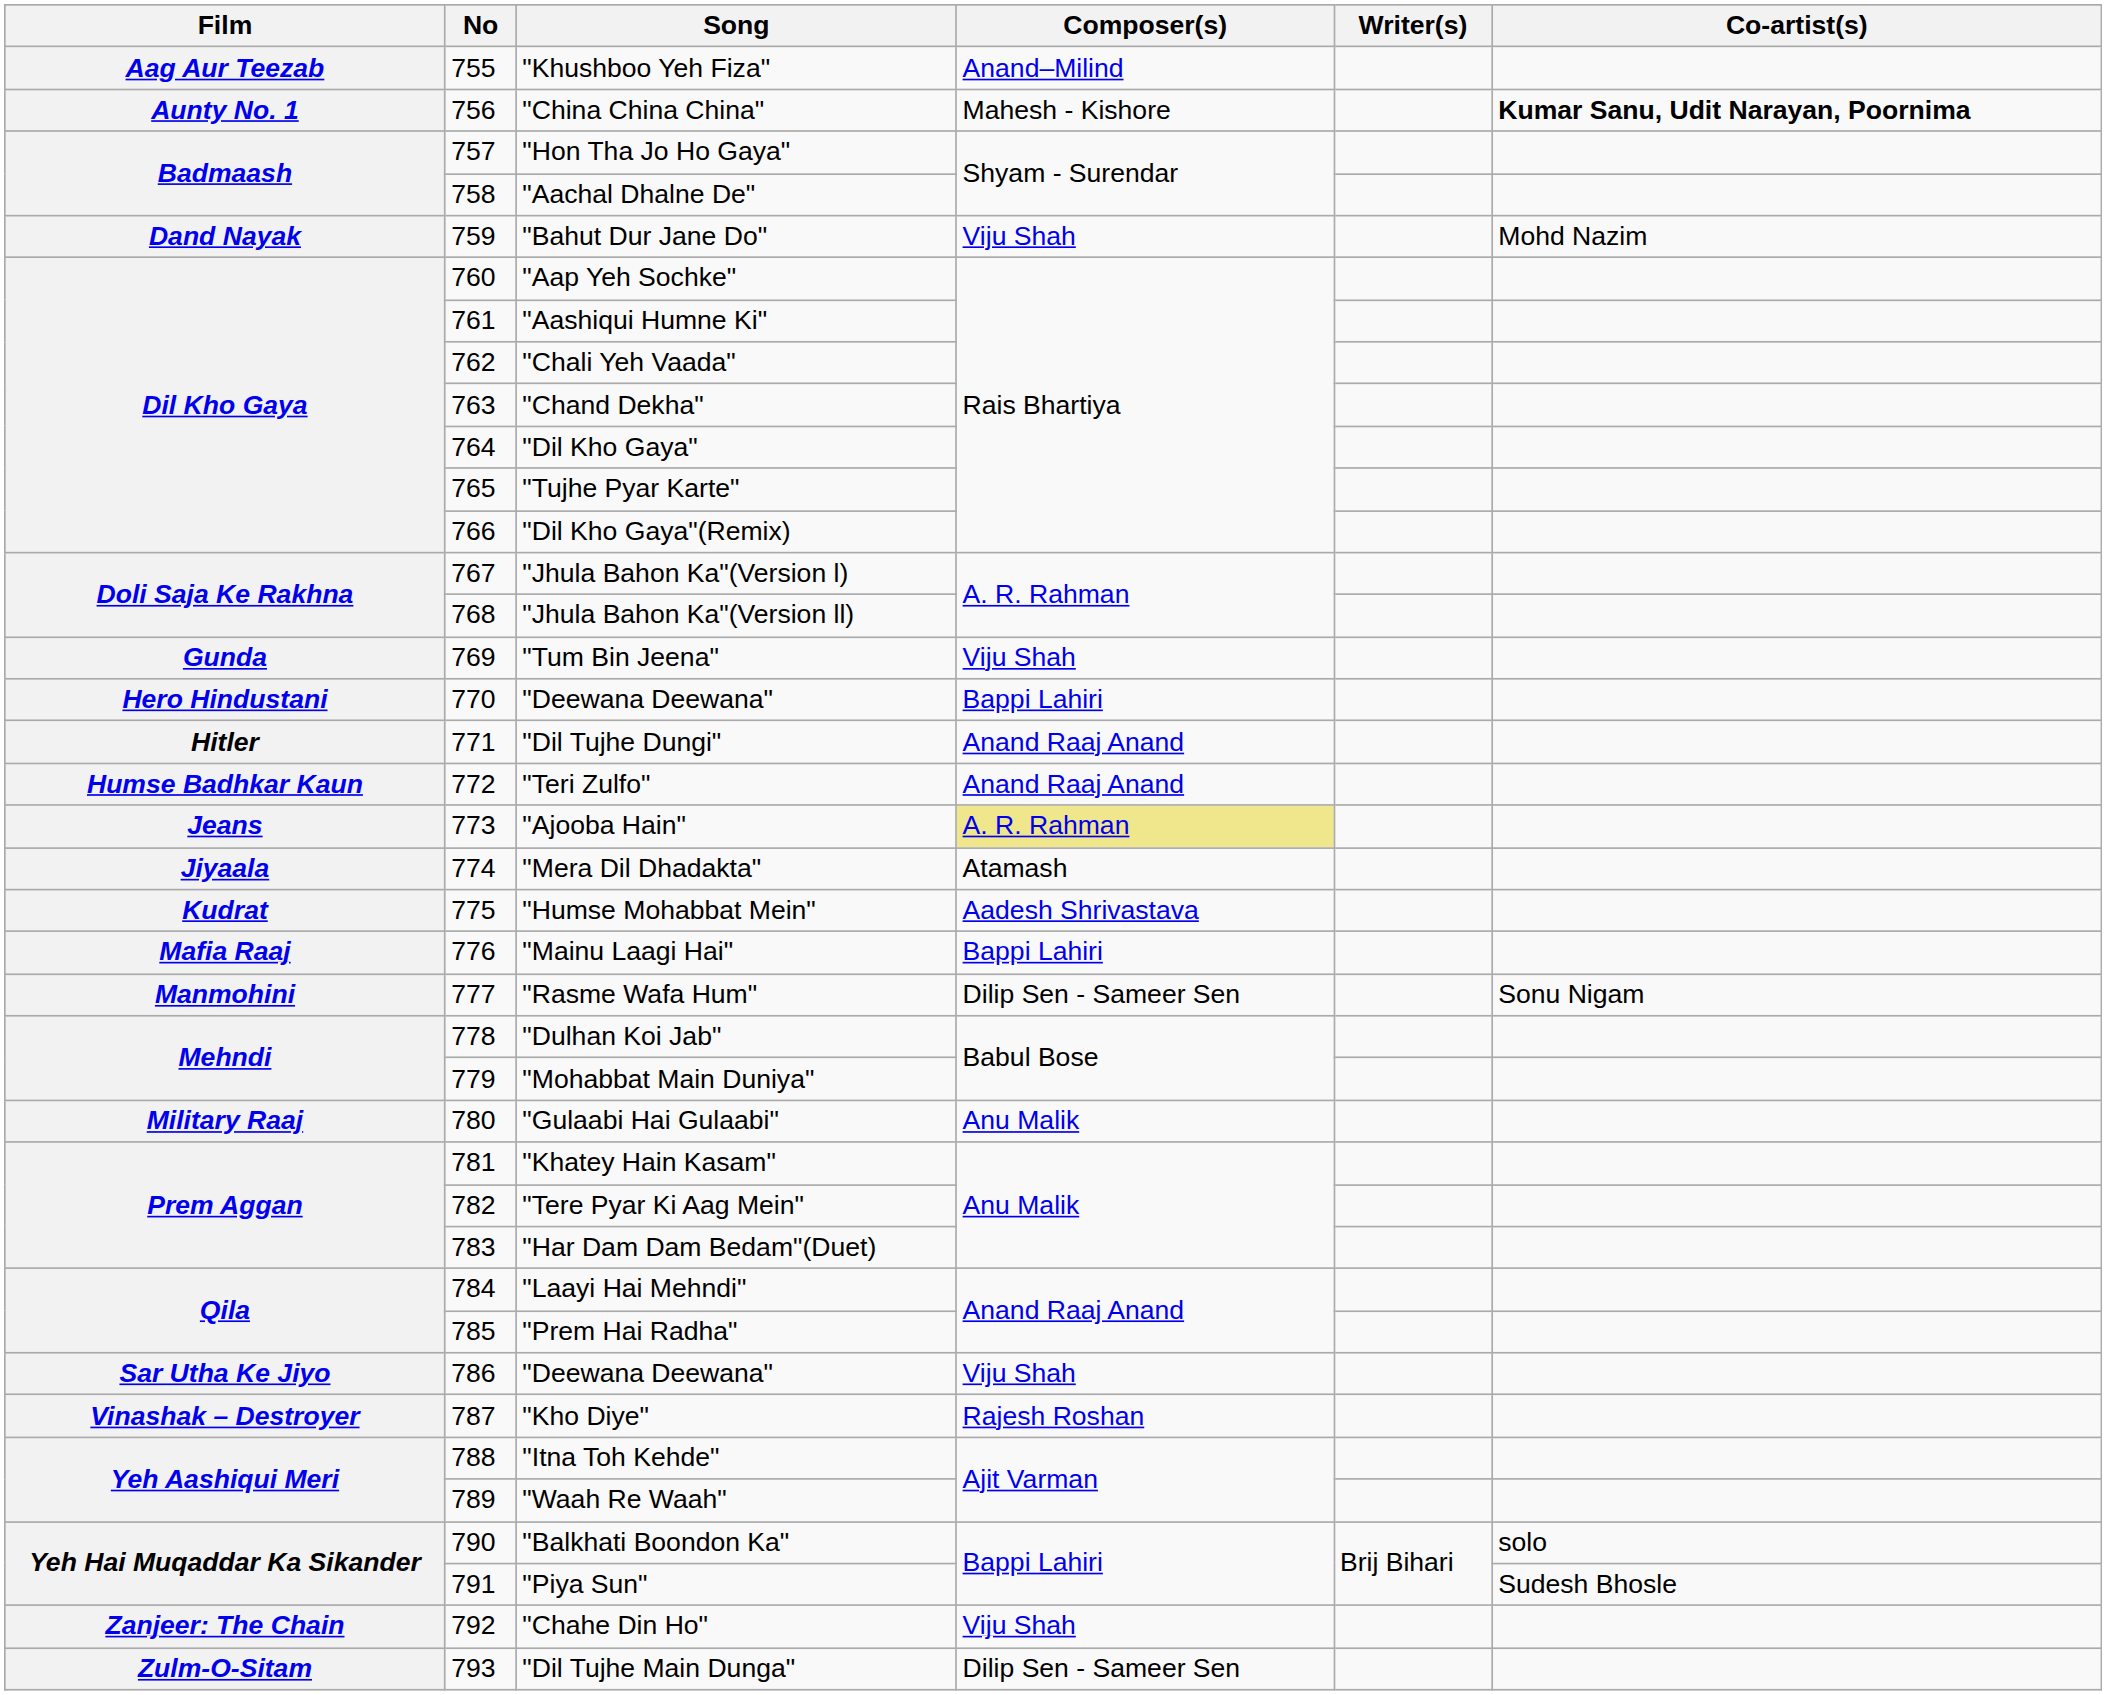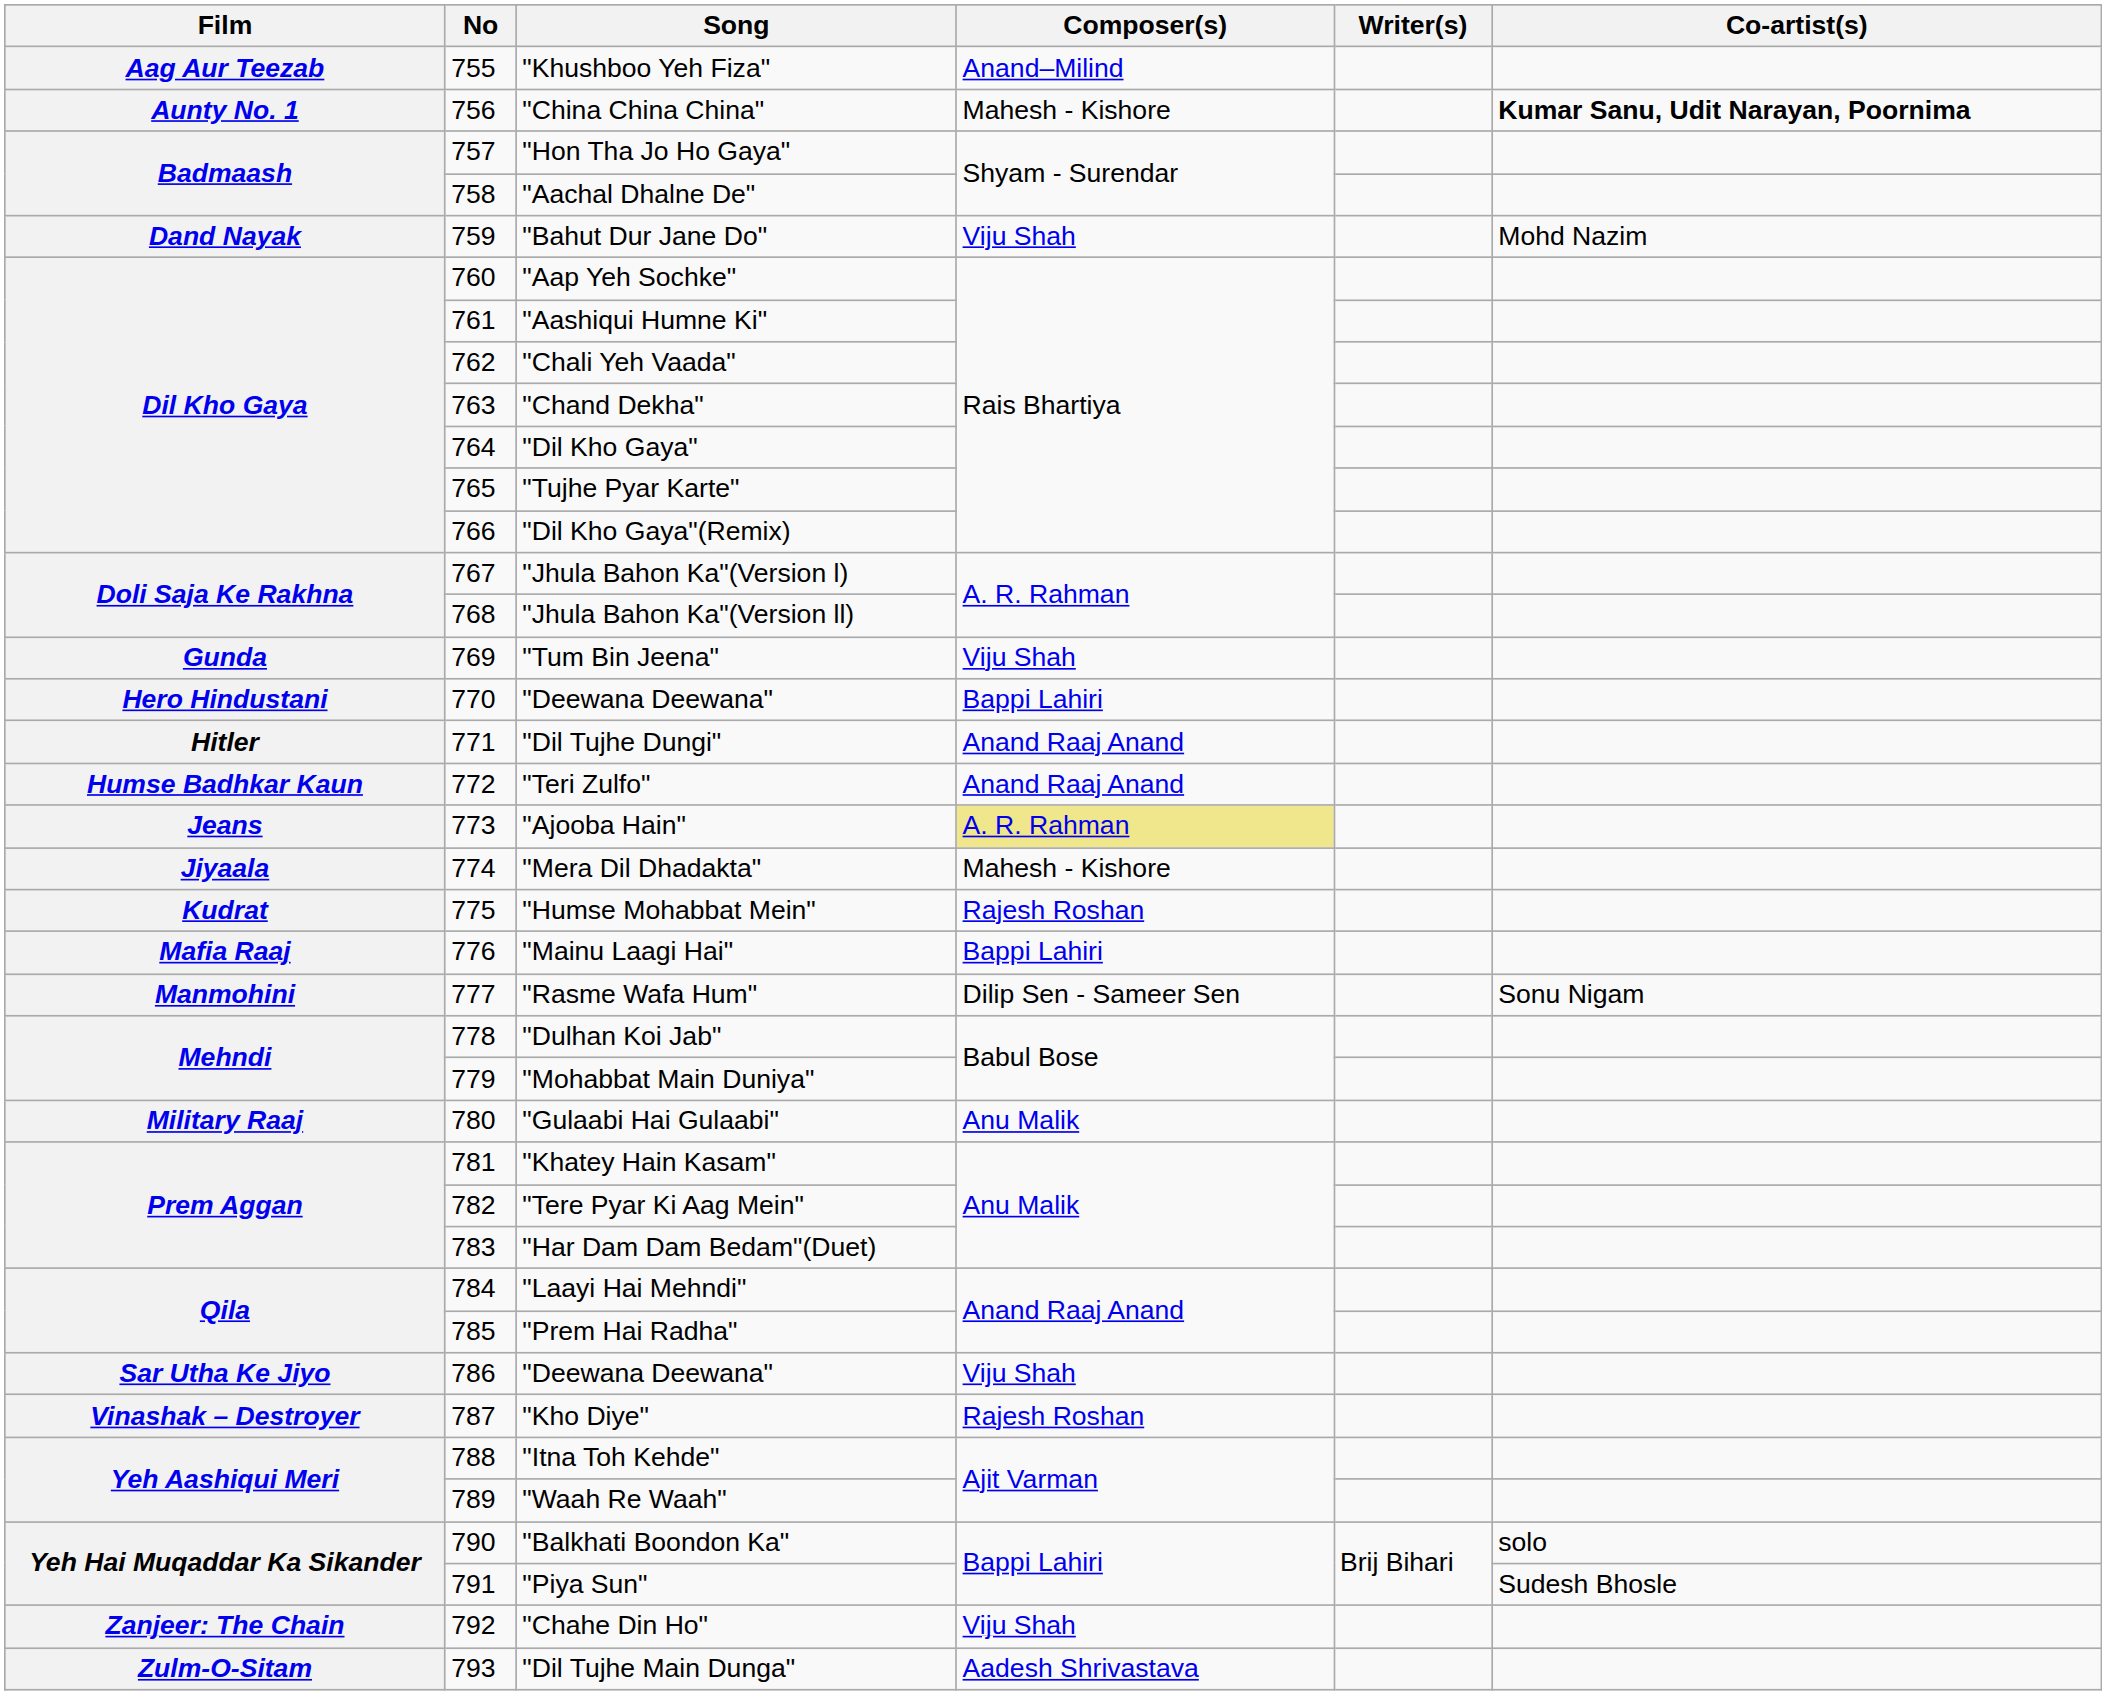(1015, 868) Atamash -> (1067, 868) Mahesh - Kishore
(1081, 910) Aadesh Shrivastava -> (1053, 910) Rajesh Roshan
(1101, 1668) Dilip Sen - Sameer Sen -> (1081, 1668) Aadesh Shrivastava
